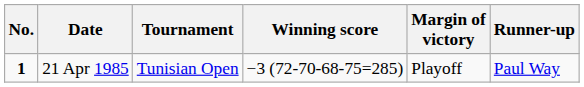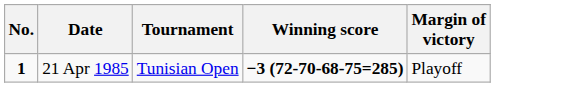- column: (534, 29)
(325, 68) normal -> (325, 68) bold
